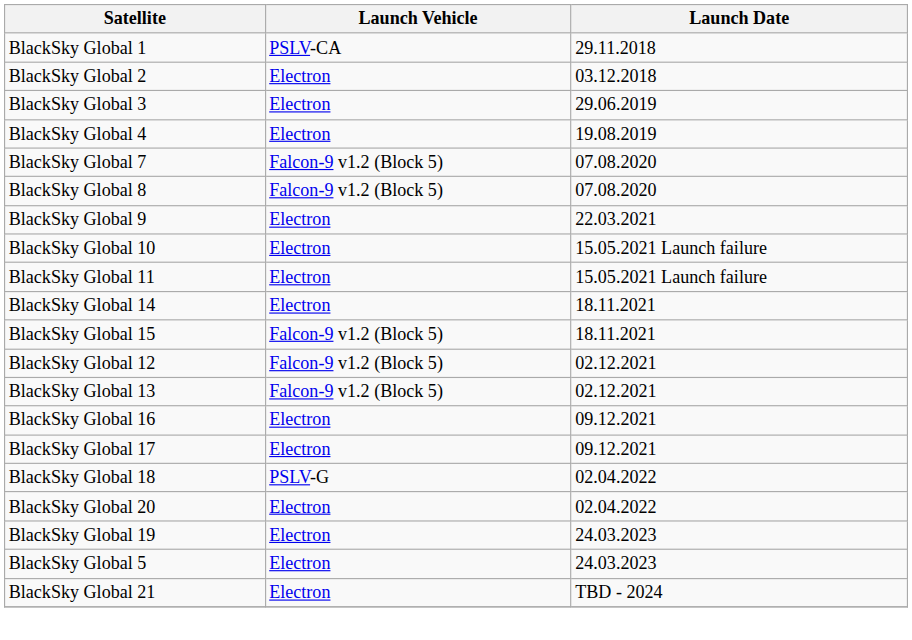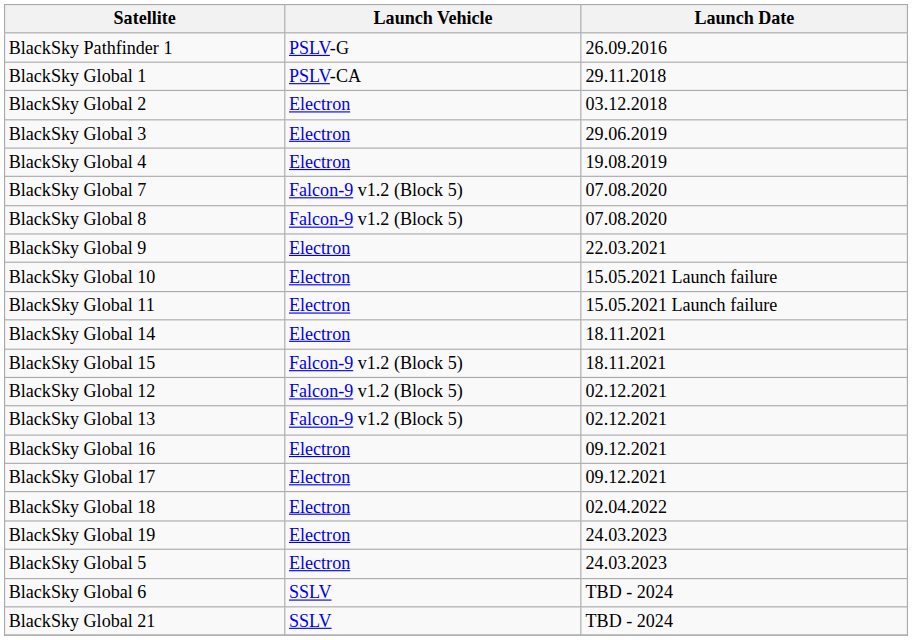+ row: (91, 47)
(299, 477) PSLV-G -> (320, 506) Electron
- row: (82, 506)
+ row: (78, 592)
(300, 592) Electron -> (310, 620) SSLV
